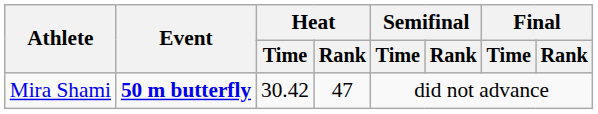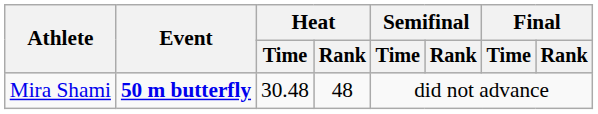(285, 90) 30.42 -> (285, 90) 30.48
(342, 90) 47 -> (342, 90) 48
